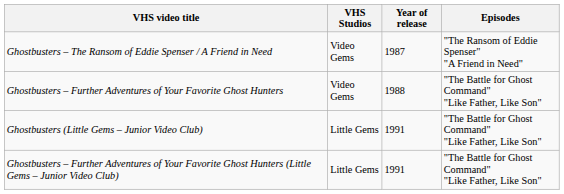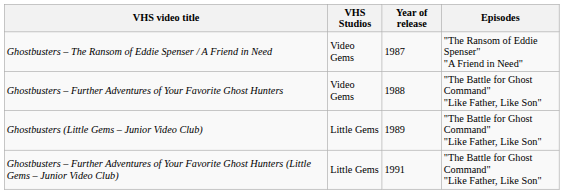(395, 130) 1991 -> (395, 130) 1989
